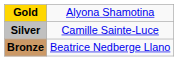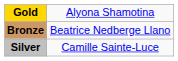rows swapped: (26, 30) <-> (26, 47)
